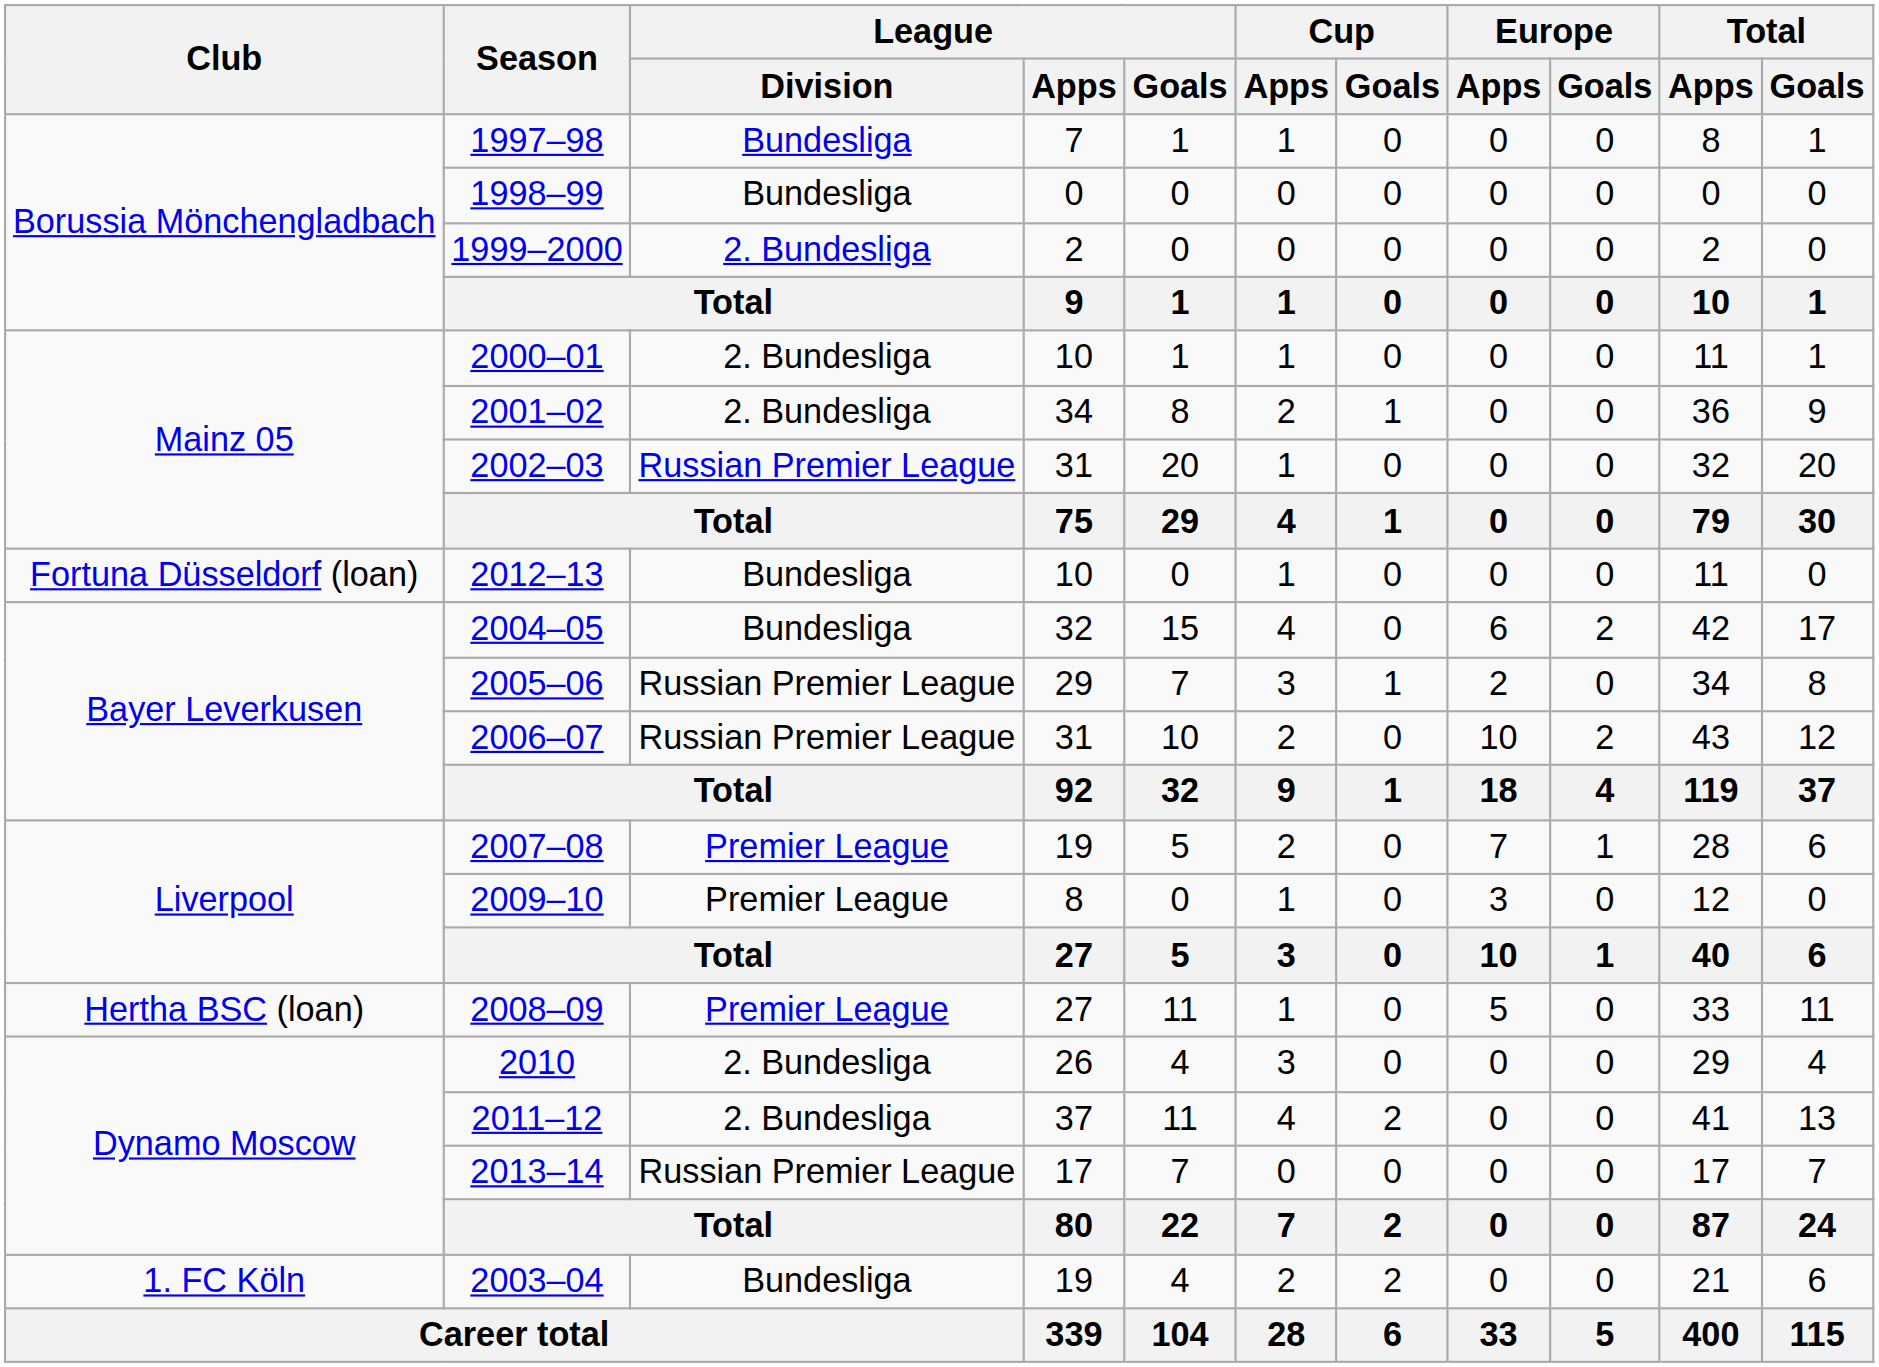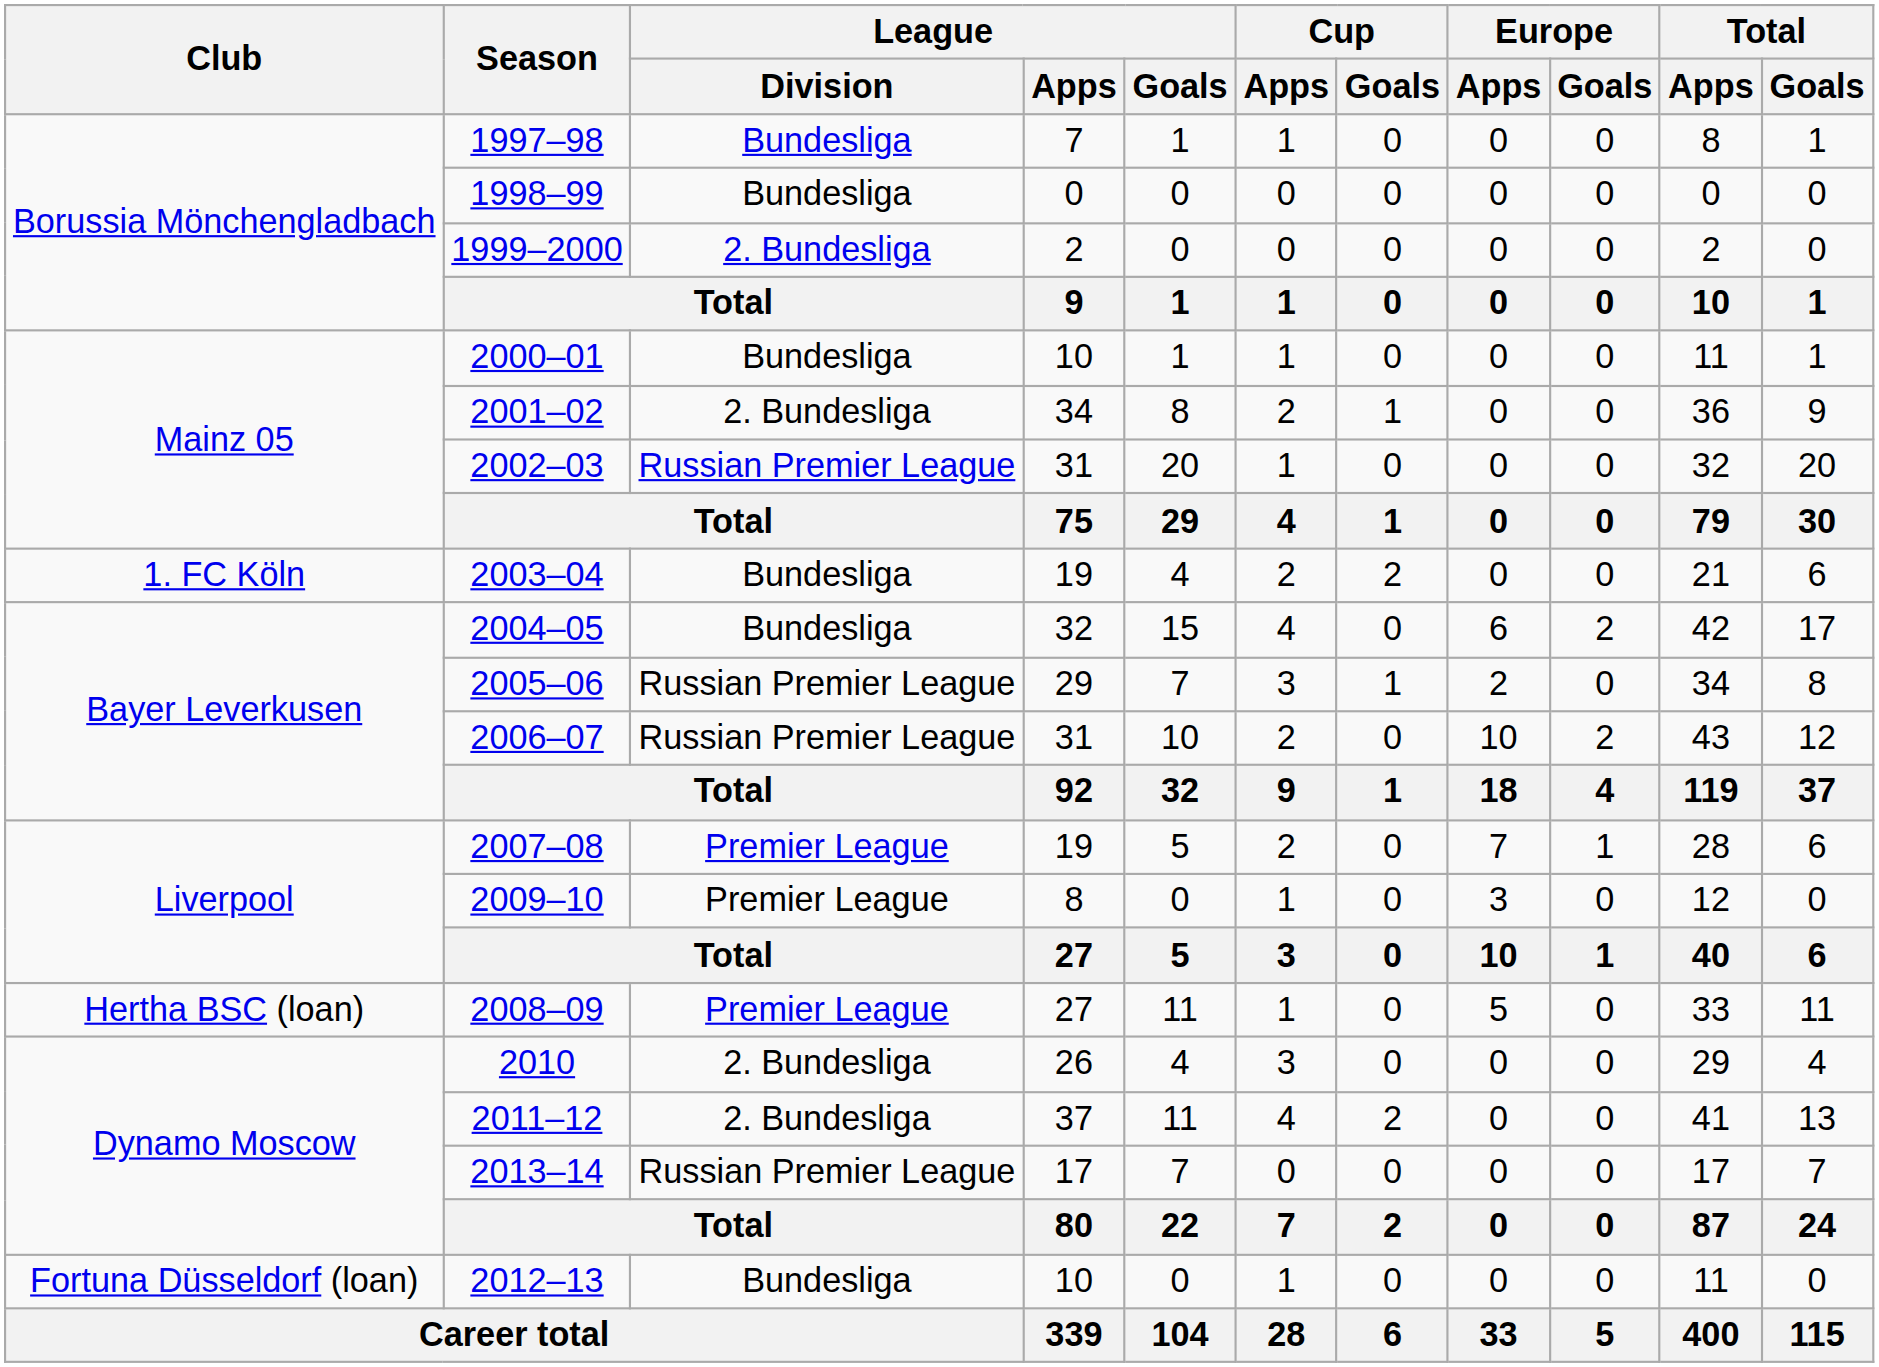(827, 357) 2. Bundesliga -> (827, 357) Bundesliga
rows swapped: (537, 1280) <-> (537, 574)
